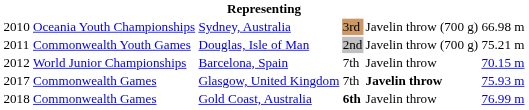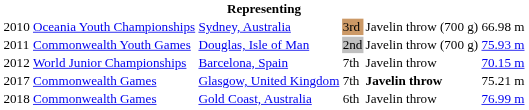(503, 45) 75.21 m -> (503, 45) 75.93 m
(503, 81) 75.93 m -> (503, 81) 75.21 m
(352, 99) bold -> (351, 99) normal
